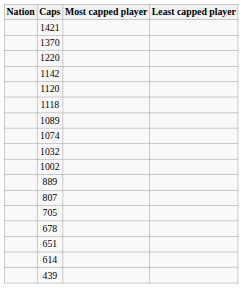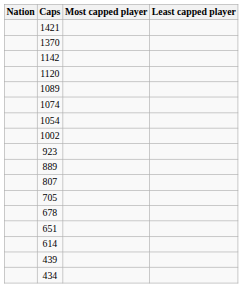- row: (50, 58)
- row: (50, 105)
+ row: (50, 120)
- row: (50, 151)
+ row: (50, 151)
+ row: (50, 275)
